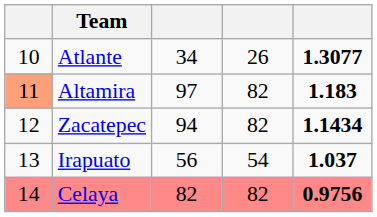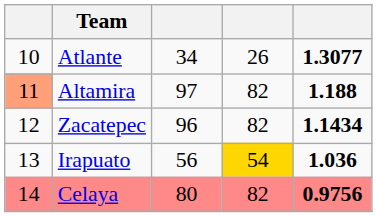(332, 90) 1.183 -> (332, 90) 1.188
(187, 125) 94 -> (187, 125) 96
(258, 159) no background -> (258, 159) gold background
(332, 159) 1.037 -> (332, 159) 1.036
(187, 194) 82 -> (187, 194) 80
